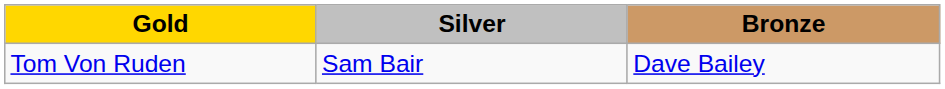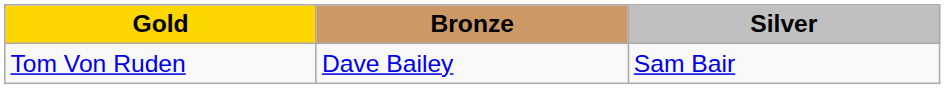columns swapped: (472, 24) <-> (784, 24)
